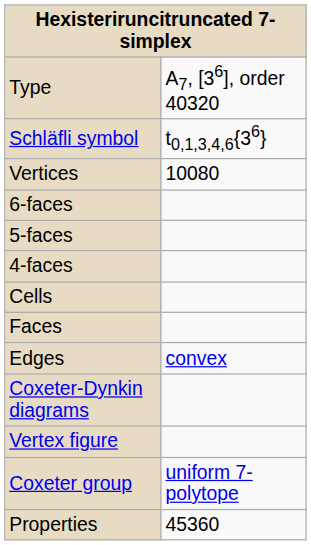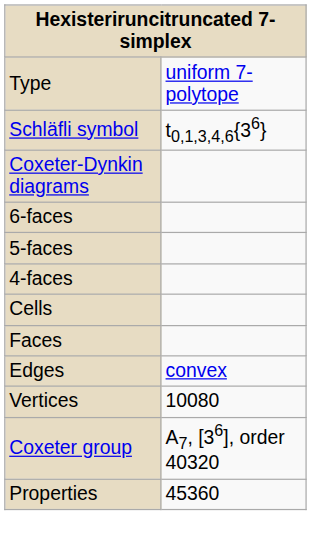(225, 88) A7, [36], order 40320 -> (209, 83) uniform 7-polytope
rows swapped: (76, 399) <-> (44, 174)
- row: (64, 441)
(209, 483) uniform 7-polytope -> (225, 447) A7, [36], order 40320
